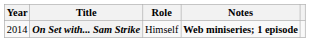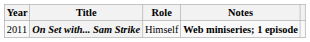(17, 29) 2014 -> (17, 29) 2011
